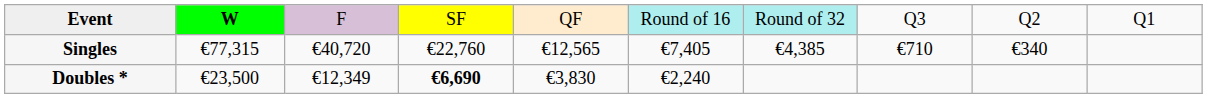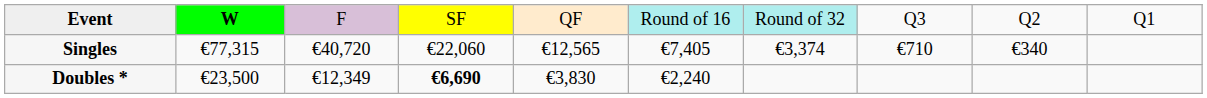(456, 49) €22,760 -> (456, 49) €22,060
(800, 49) €4,385 -> (800, 49) €3,374
